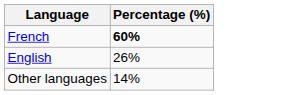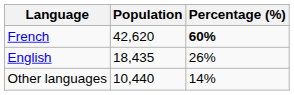+ column: (148, 15)
